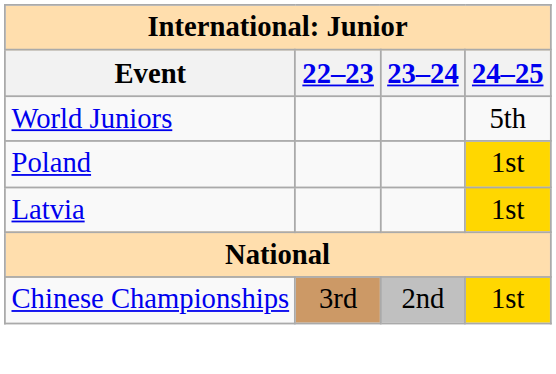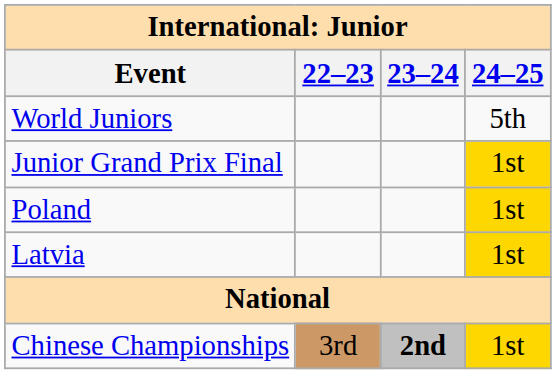+ row: (147, 163)
(423, 299) normal -> (423, 345) bold
